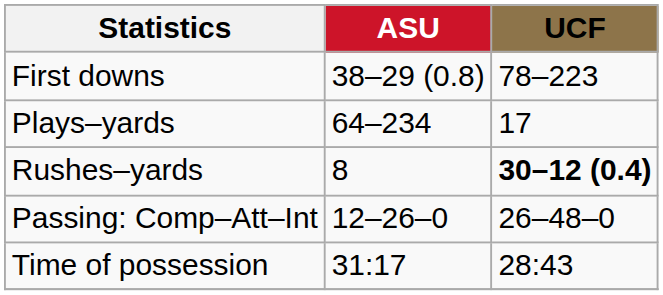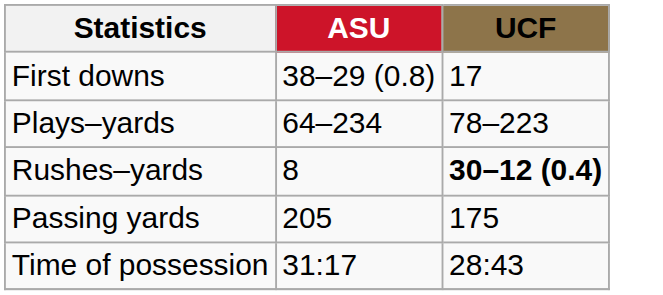(548, 75) 78–223 -> (466, 75) 17
(515, 123) 17 -> (499, 123) 78–223
+ row: (106, 218)
- row: (165, 218)
